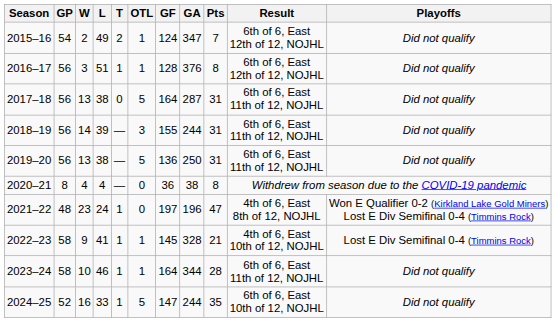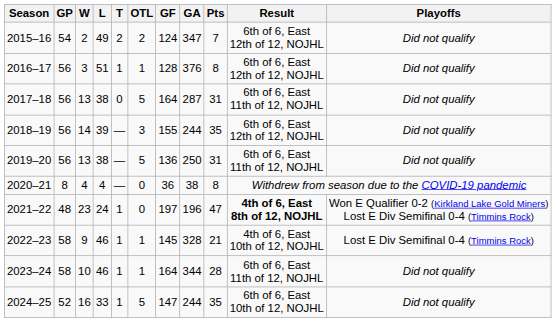(142, 37) 1 -> (142, 37) 2
(216, 130) 31 -> (216, 130) 35
(277, 130) 6th of 6, East 11th of 12, NOJHL -> (277, 130) 6th of 6, East 12th of 12, NOJHL
(277, 209) normal -> (277, 209) bold
(102, 240) 41 -> (102, 240) 46
